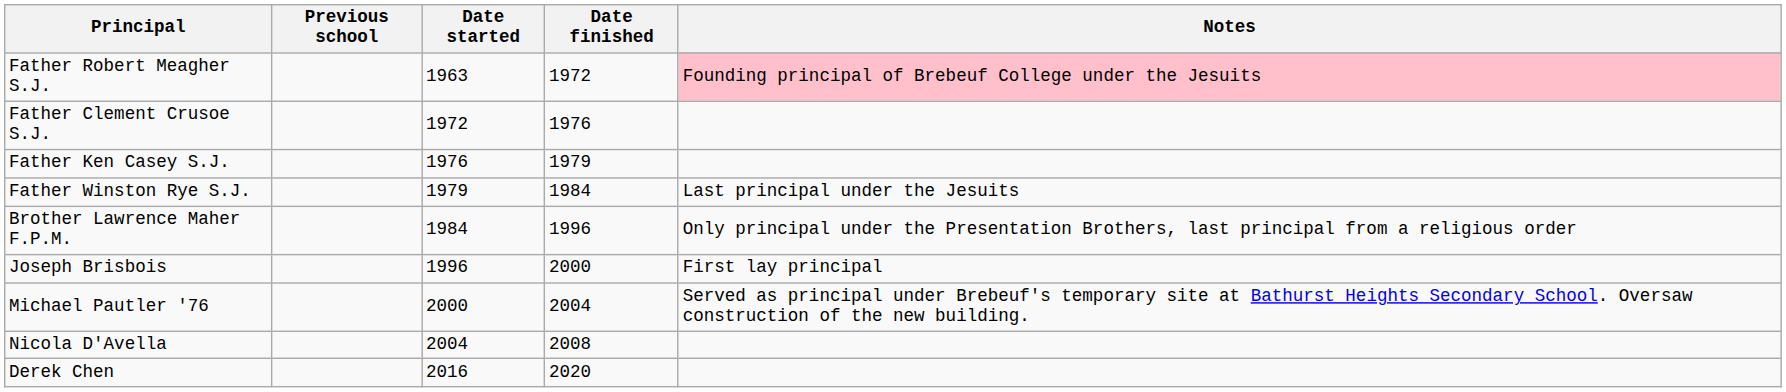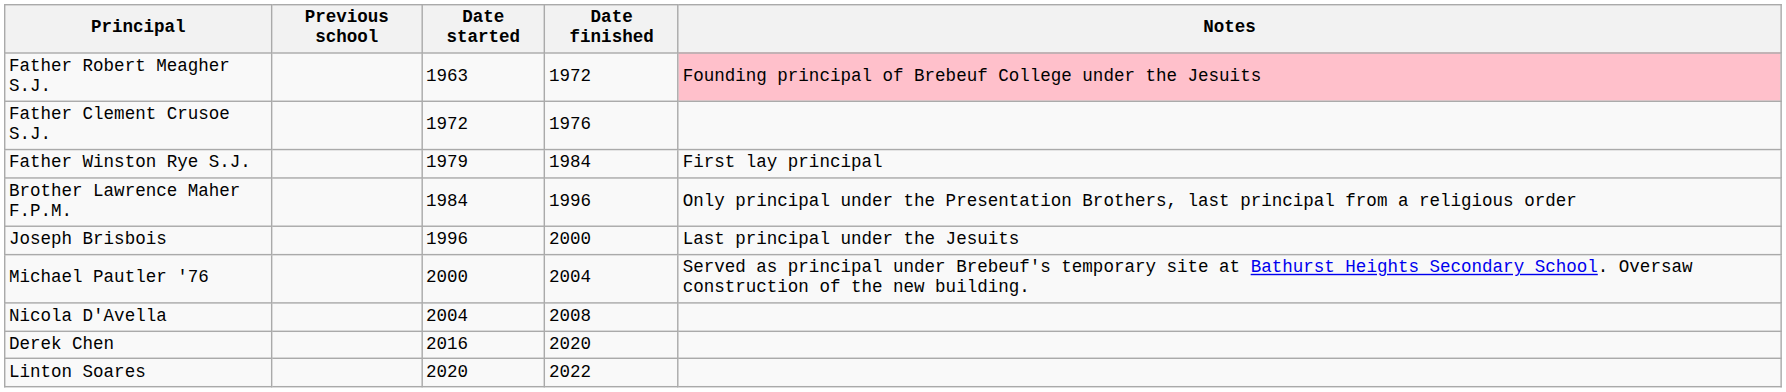- row: (119, 164)
(851, 192) Last principal under the Jesuits -> (783, 164) First lay principal
(783, 269) First lay principal -> (851, 240) Last principal under the Jesuits
+ row: (77, 373)
